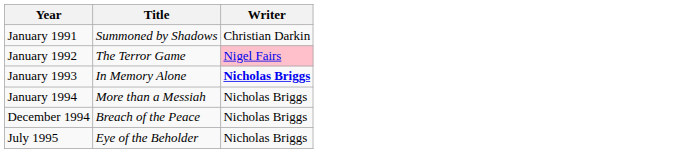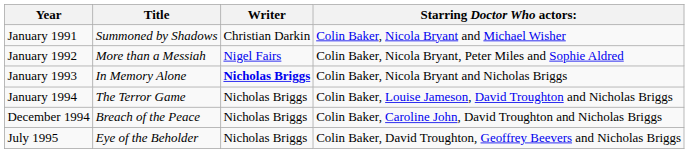+ column: (499, 14)
(141, 55) The Terror Game -> (151, 55) More than a Messiah
(252, 55) pink background -> (252, 55) no background
(151, 96) More than a Messiah -> (141, 96) The Terror Game
